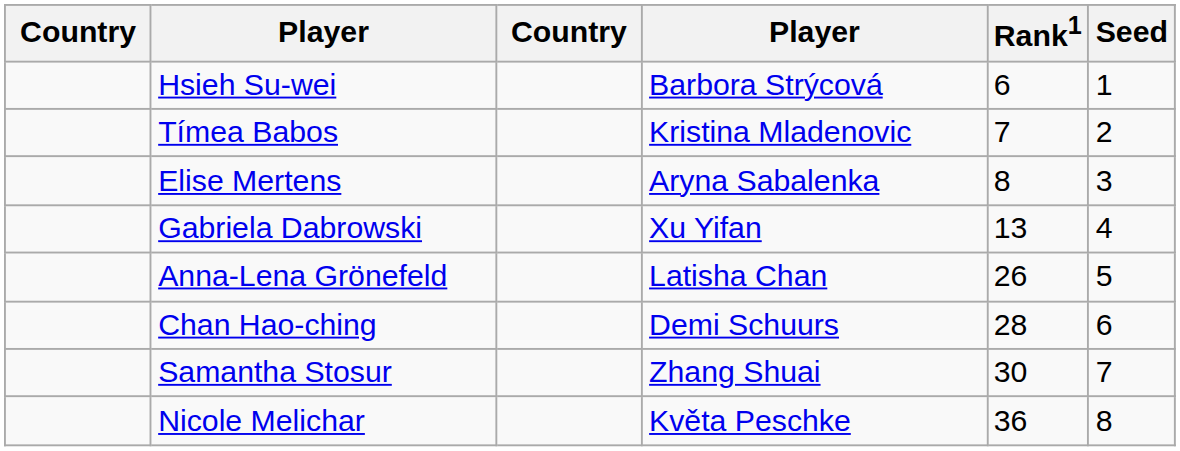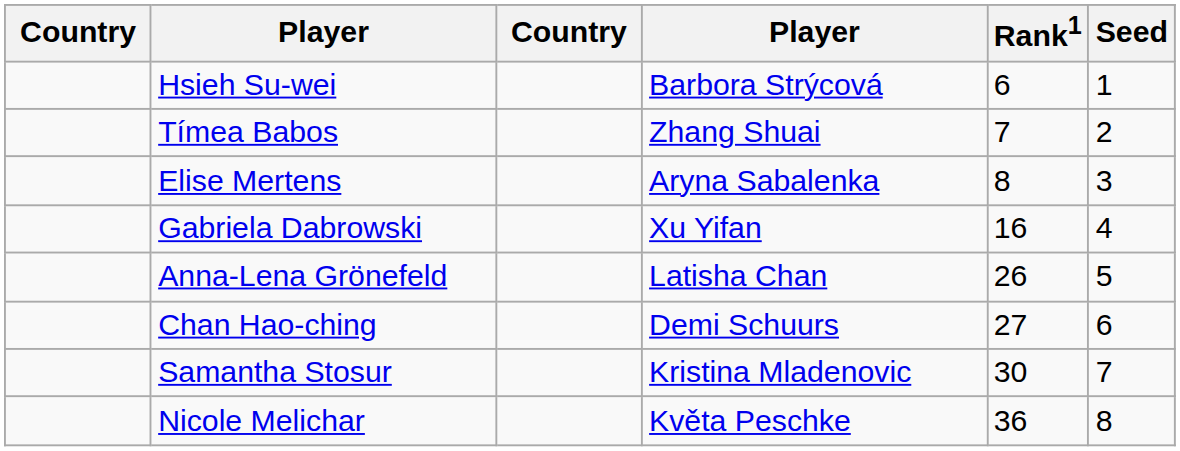(780, 132) Kristina Mladenovic -> (735, 132) Zhang Shuai
(1011, 228) 13 -> (1011, 228) 16
(1011, 324) 28 -> (1011, 324) 27
(735, 372) Zhang Shuai -> (780, 372) Kristina Mladenovic
